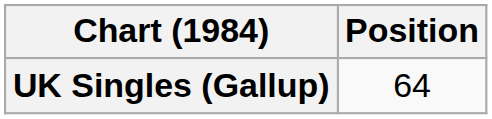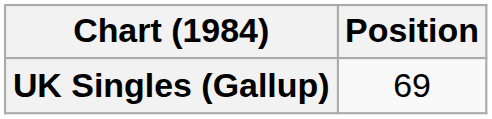(412, 85) 64 -> (412, 85) 69
